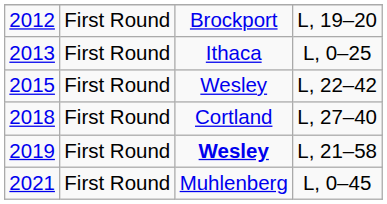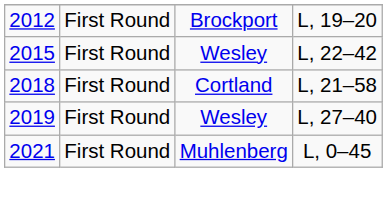- row: (32, 53)
(337, 118) L, 27–40 -> (337, 85) L, 21–58
(234, 150) bold -> (234, 118) normal
(337, 150) L, 21–58 -> (337, 118) L, 27–40
